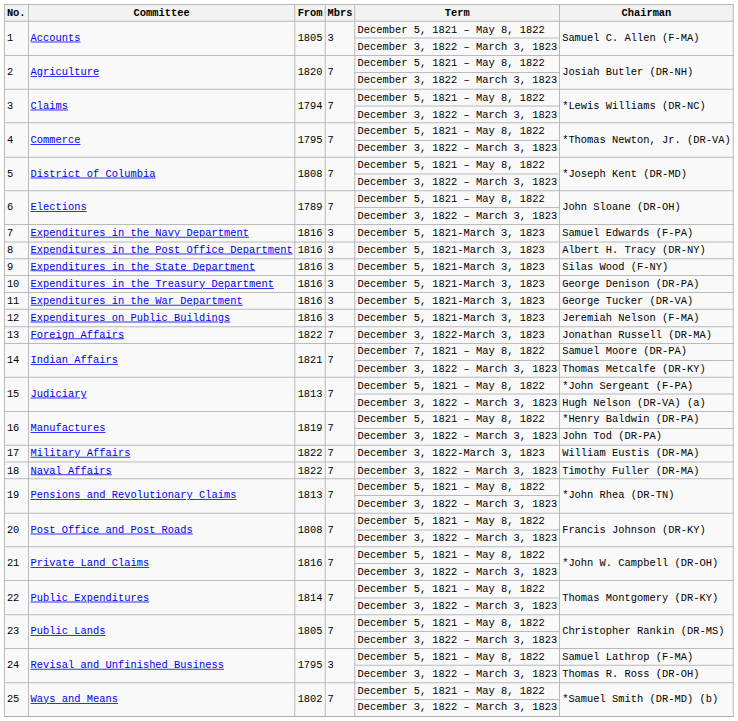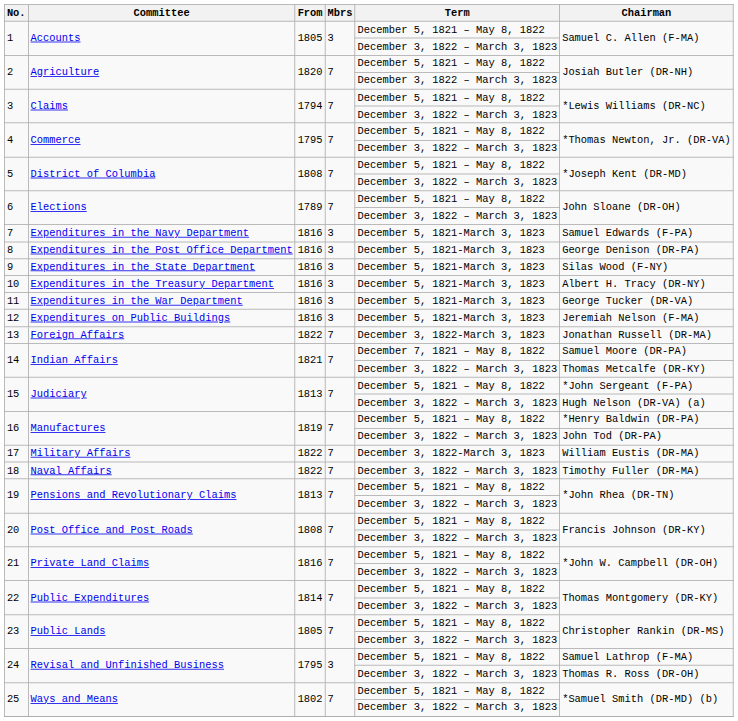(634, 250) Albert H. Tracy (DR-NY) -> (631, 250) George Denison (DR-PA)
(631, 284) George Denison (DR-PA) -> (634, 284) Albert H. Tracy (DR-NY)
